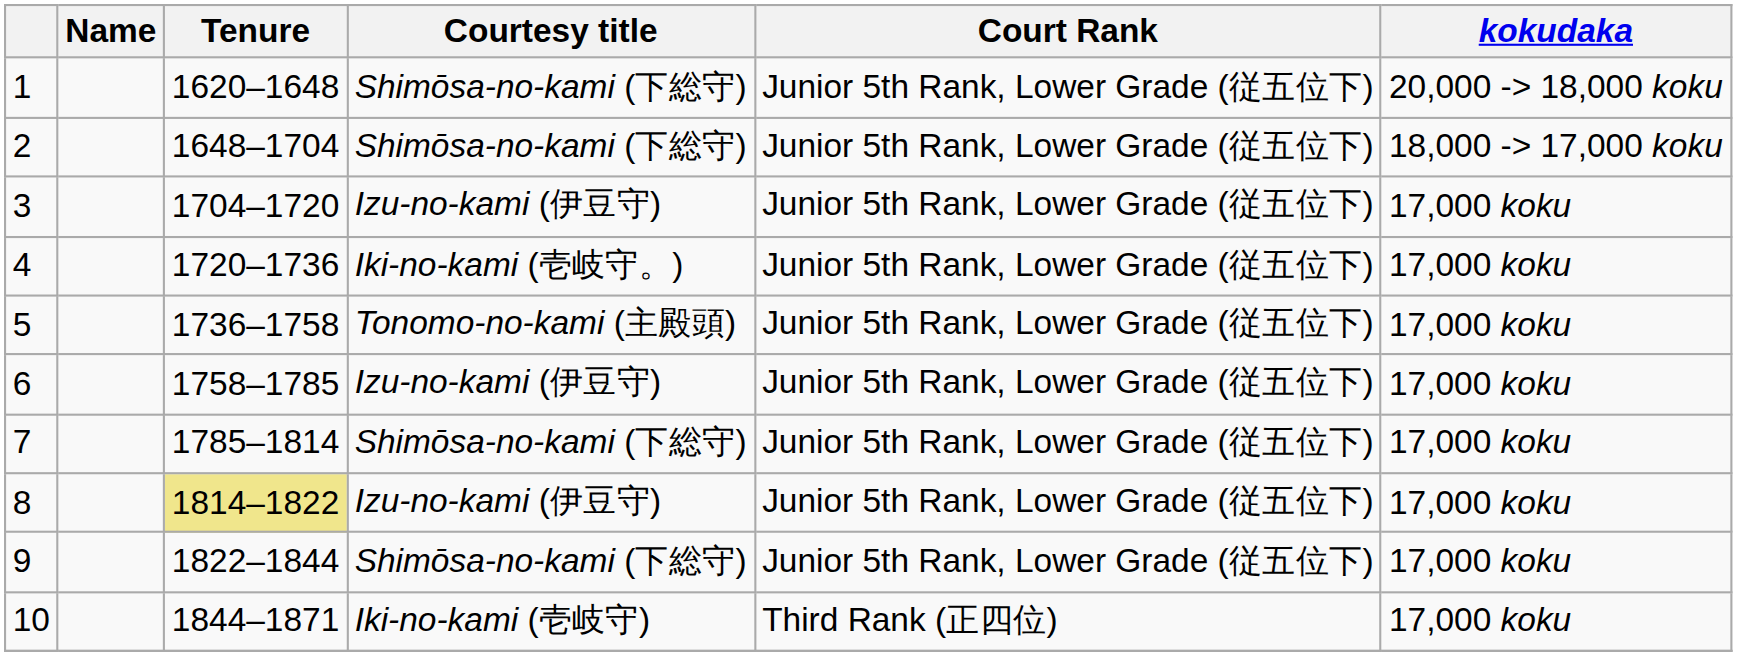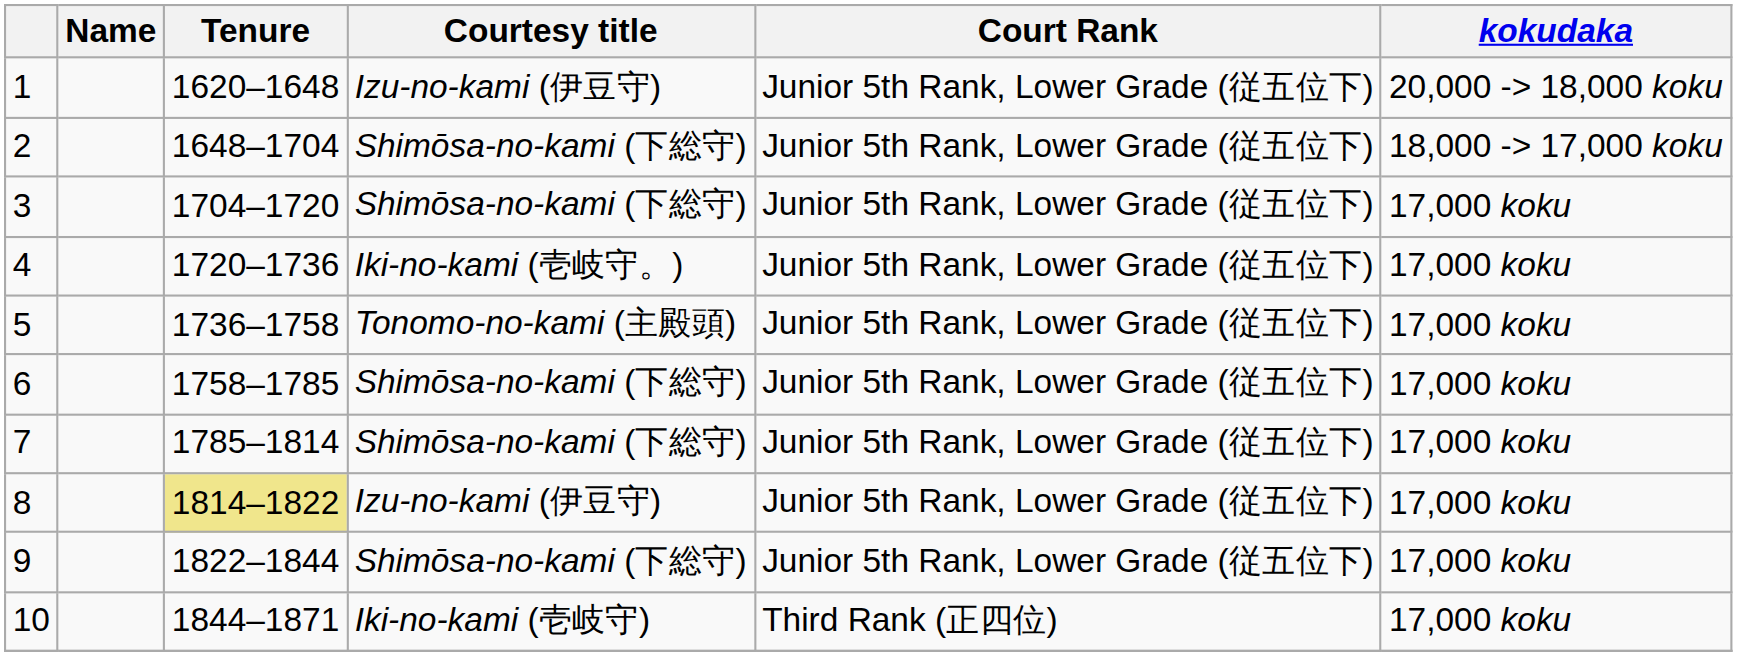(551, 86) Shimōsa-no-kami (下総守) -> (508, 86) Izu-no-kami (伊豆守)
(508, 204) Izu-no-kami (伊豆守) -> (551, 204) Shimōsa-no-kami (下総守)
(508, 382) Izu-no-kami (伊豆守) -> (551, 382) Shimōsa-no-kami (下総守)
